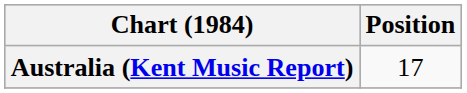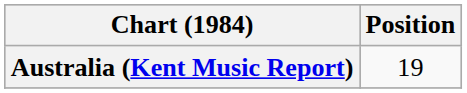(410, 66) 17 -> (410, 66) 19
